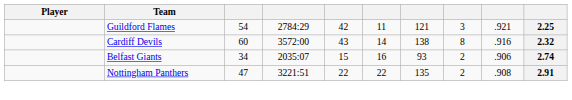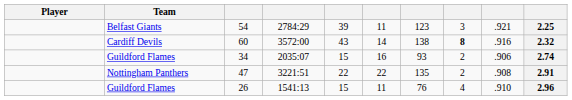(141, 27) Guildford Flames -> (134, 27) Belfast Giants
(343, 27) 42 -> (343, 27) 39
(422, 27) 121 -> (422, 27) 123
(462, 42) normal -> (462, 42) bold
(134, 57) Belfast Giants -> (141, 57) Guildford Flames
+ row: (243, 88)
